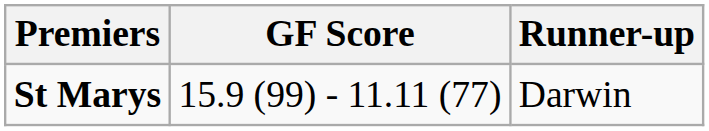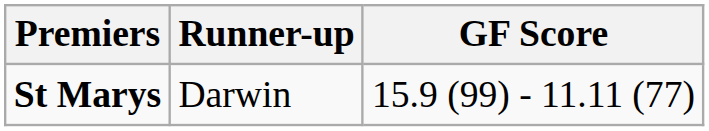columns swapped: (340, 34) <-> (607, 34)
